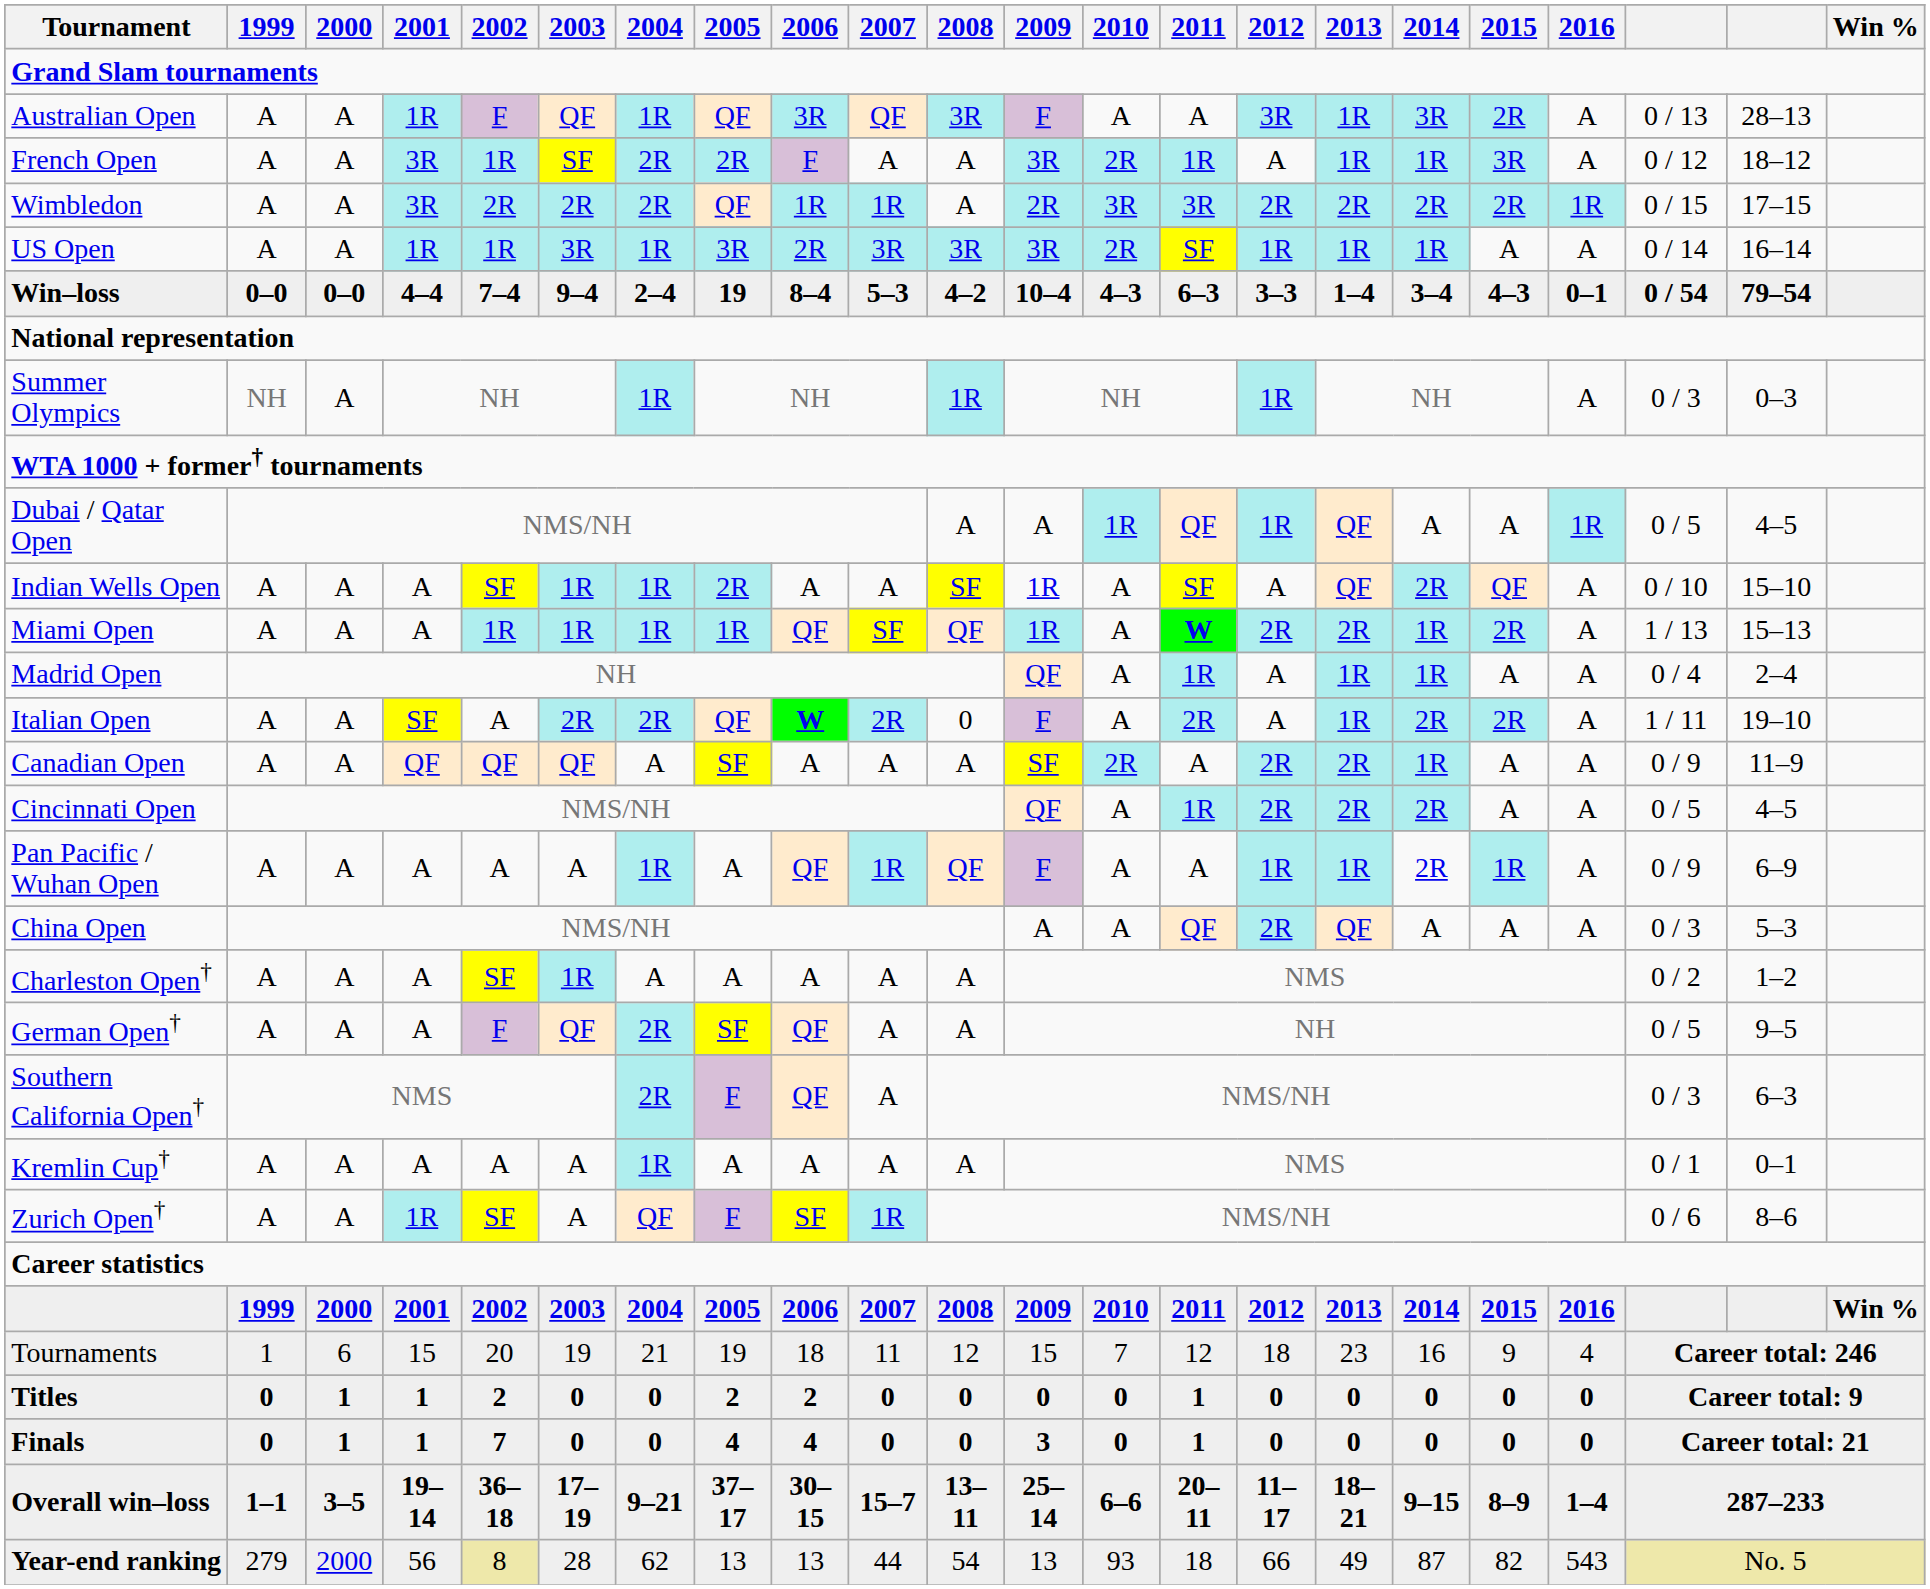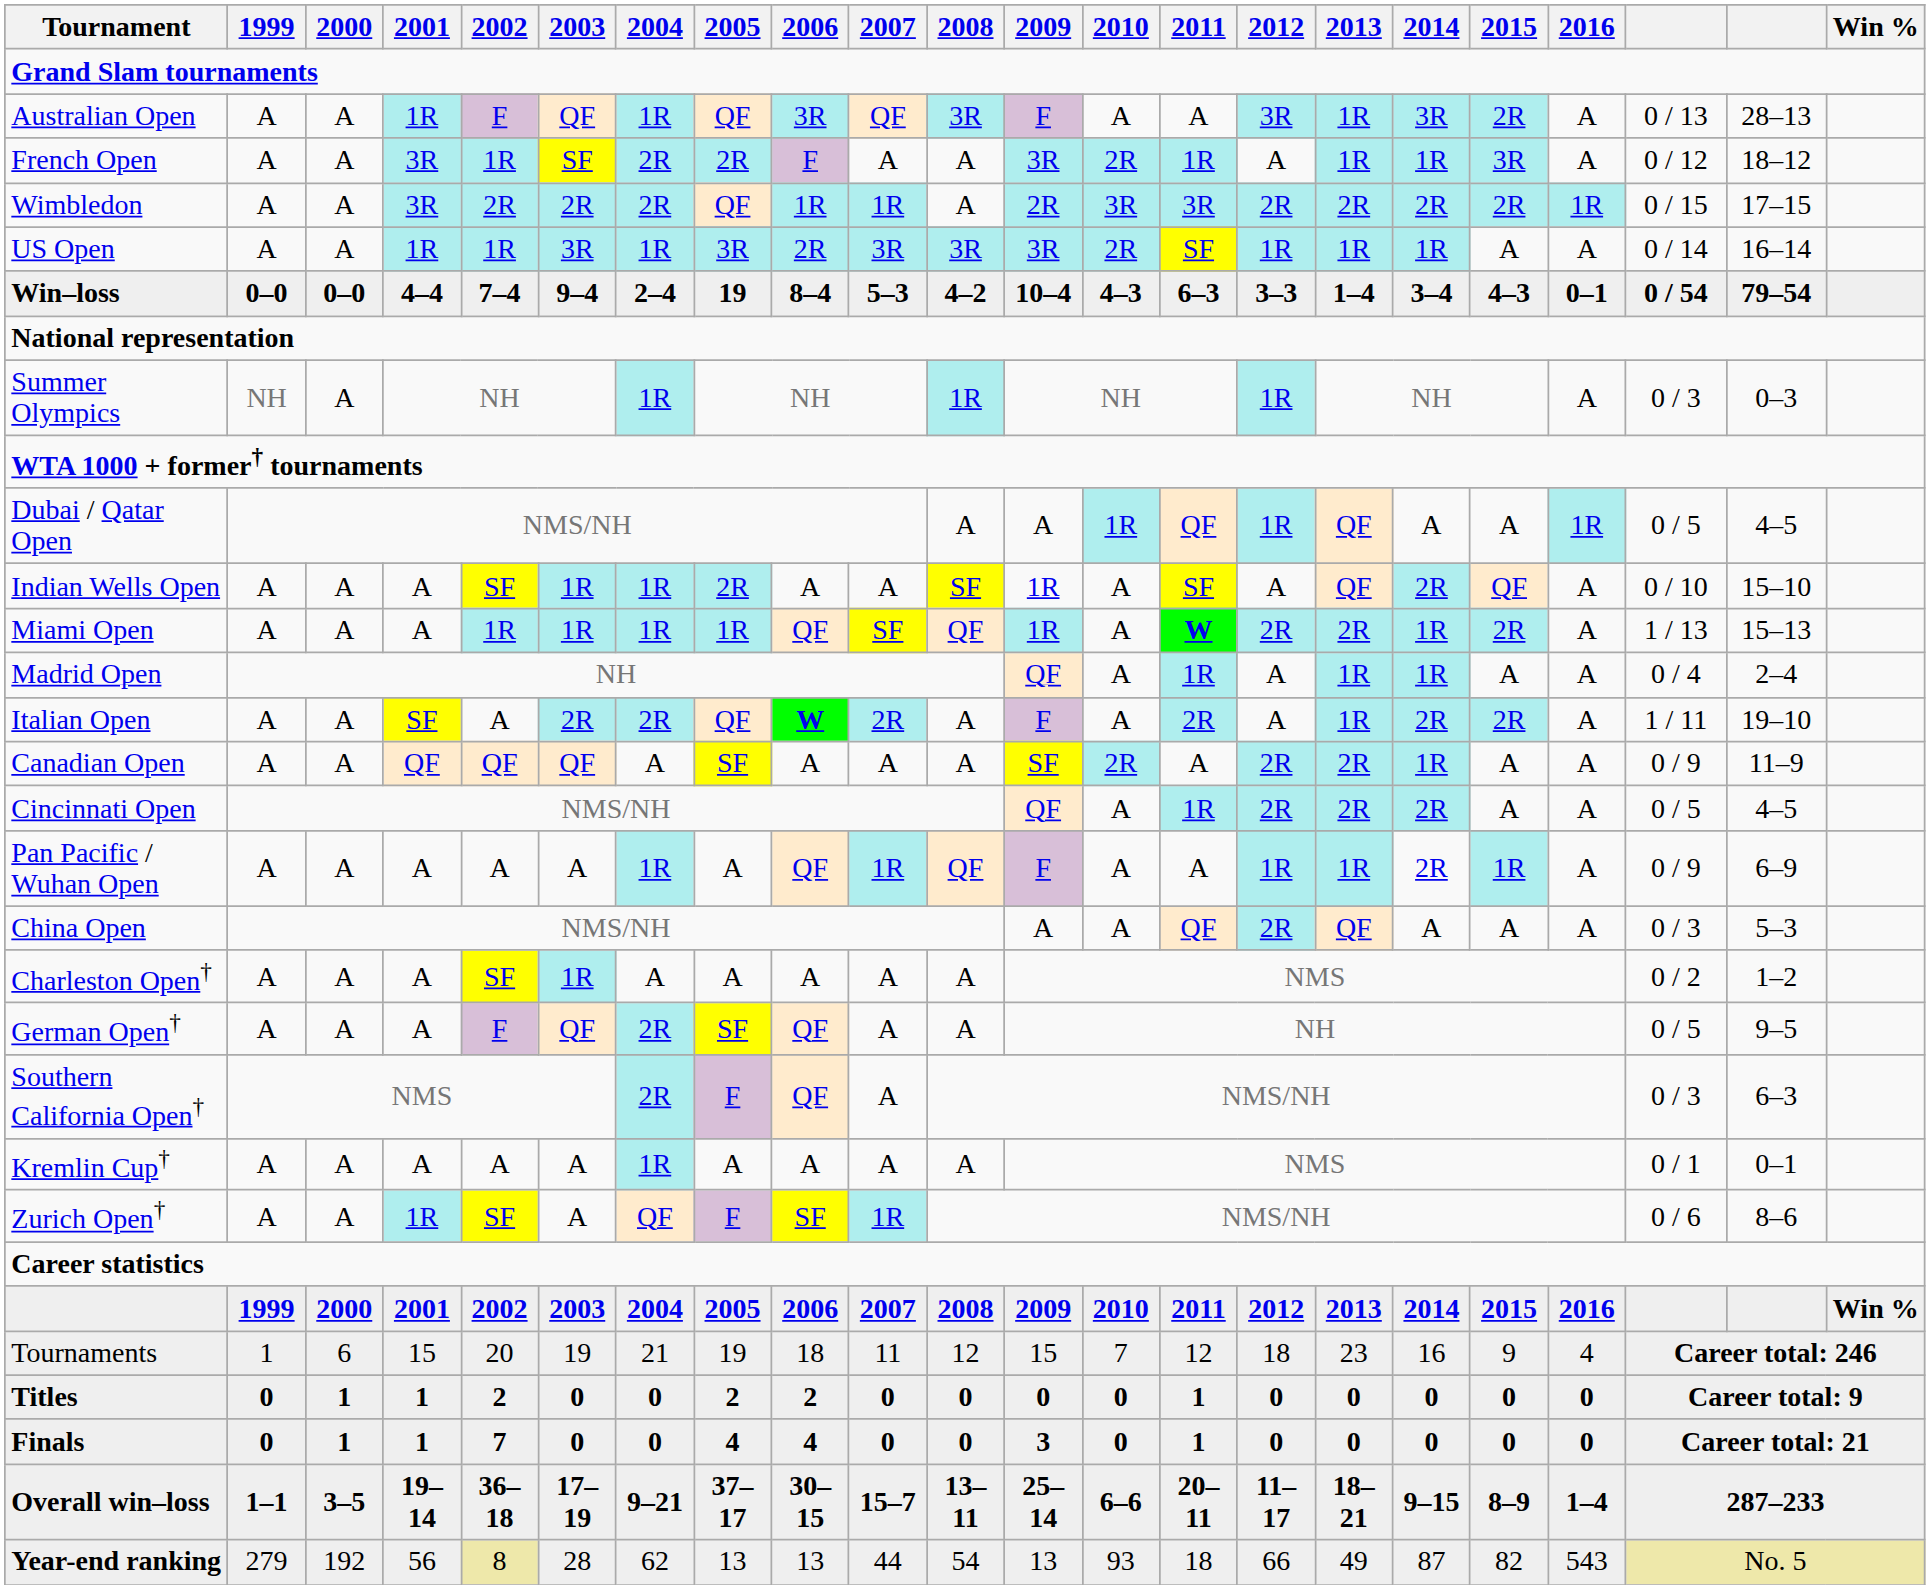(966, 718) 0 -> (966, 718) A
(344, 1561) 2000 -> (344, 1561) 192
